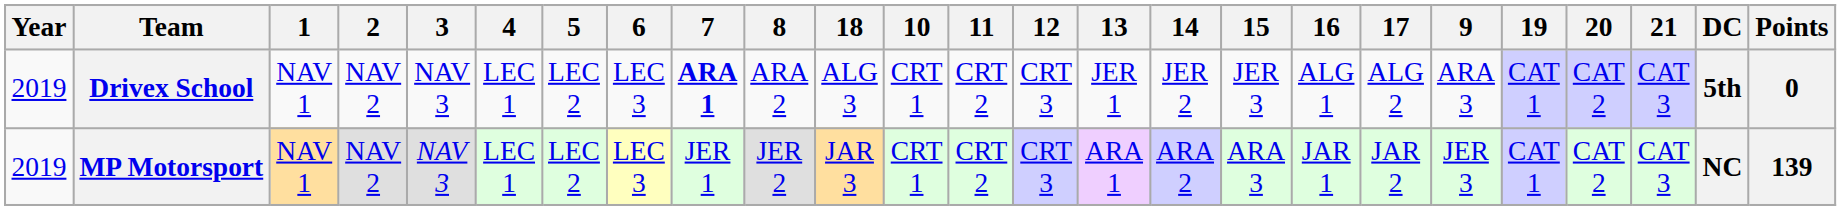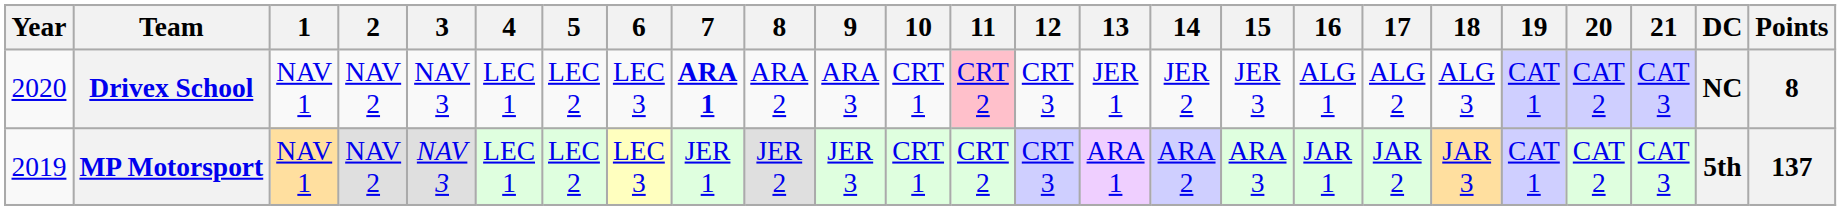columns swapped: (1466, 26) <-> (849, 26)
(39, 88) 2019 -> (39, 88) 2020
(981, 88) no background -> (983, 88) pink background
(1722, 88) 5th -> (1722, 88) NC
(1792, 88) 0 -> (1792, 88) 8
(1722, 165) NC -> (1722, 165) 5th
(1792, 165) 139 -> (1792, 165) 137
